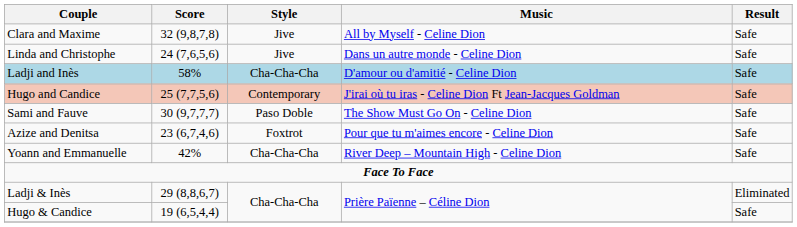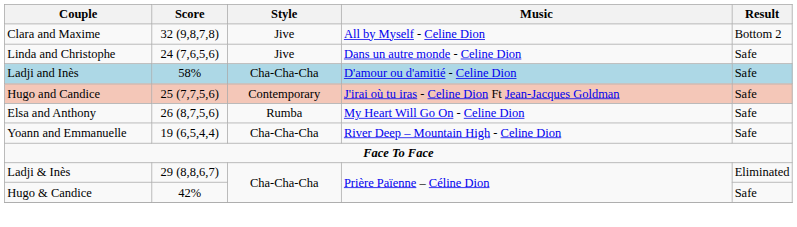(746, 34) Safe -> (758, 34) Bottom 2
- row: (47, 113)
- row: (53, 133)
+ row: (52, 113)
(190, 152) 42% -> (190, 133) 19 (6,5,4,4)
(190, 212) 19 (6,5,4,4) -> (190, 192) 42%
